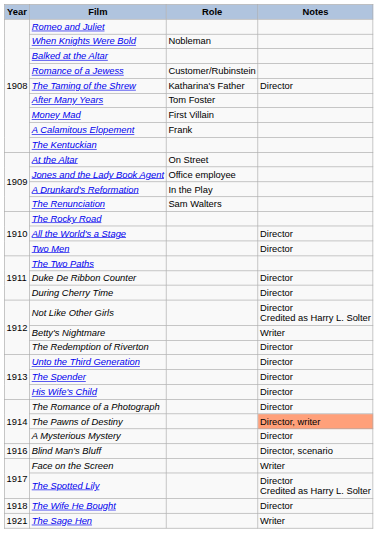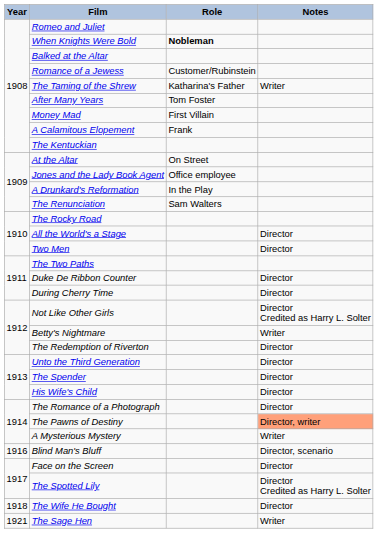(190, 42) normal -> (191, 42) bold
(276, 86) Director -> (272, 86) Writer
(276, 437) Director -> (272, 437) Writer
(272, 466) Writer -> (276, 466) Director
